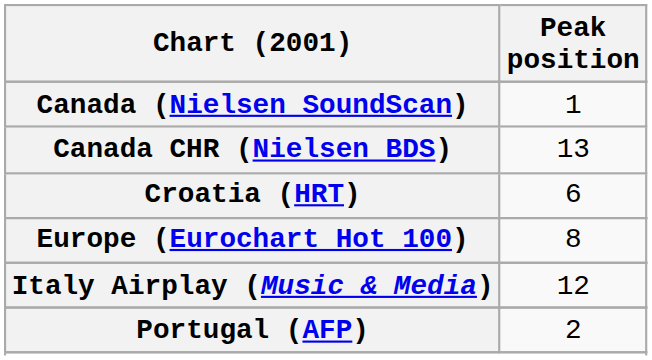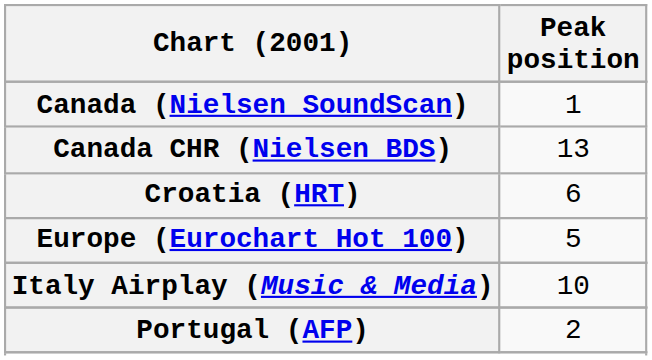(573, 240) 8 -> (573, 240) 5
(573, 285) 12 -> (573, 285) 10
